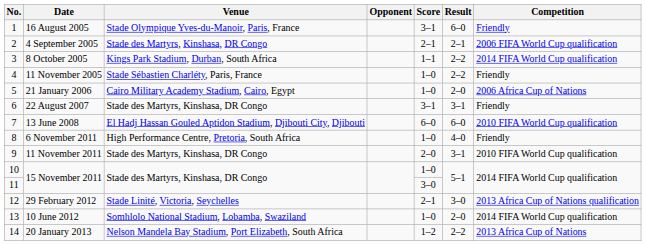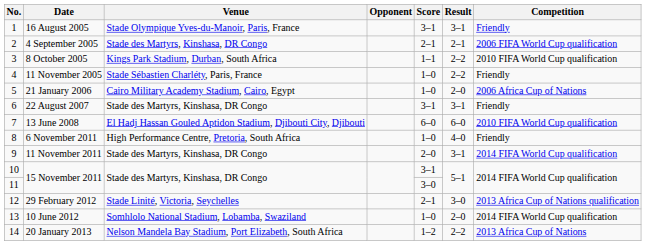(458, 28) 6–0 -> (458, 28) 3–1
(547, 59) 2014 FIFA World Cup qualification -> (547, 59) 2010 FIFA World Cup qualification
(547, 153) 2010 FIFA World Cup qualification -> (547, 153) 2014 FIFA World Cup qualification
(428, 169) 1–0 -> (428, 169) 3–1
